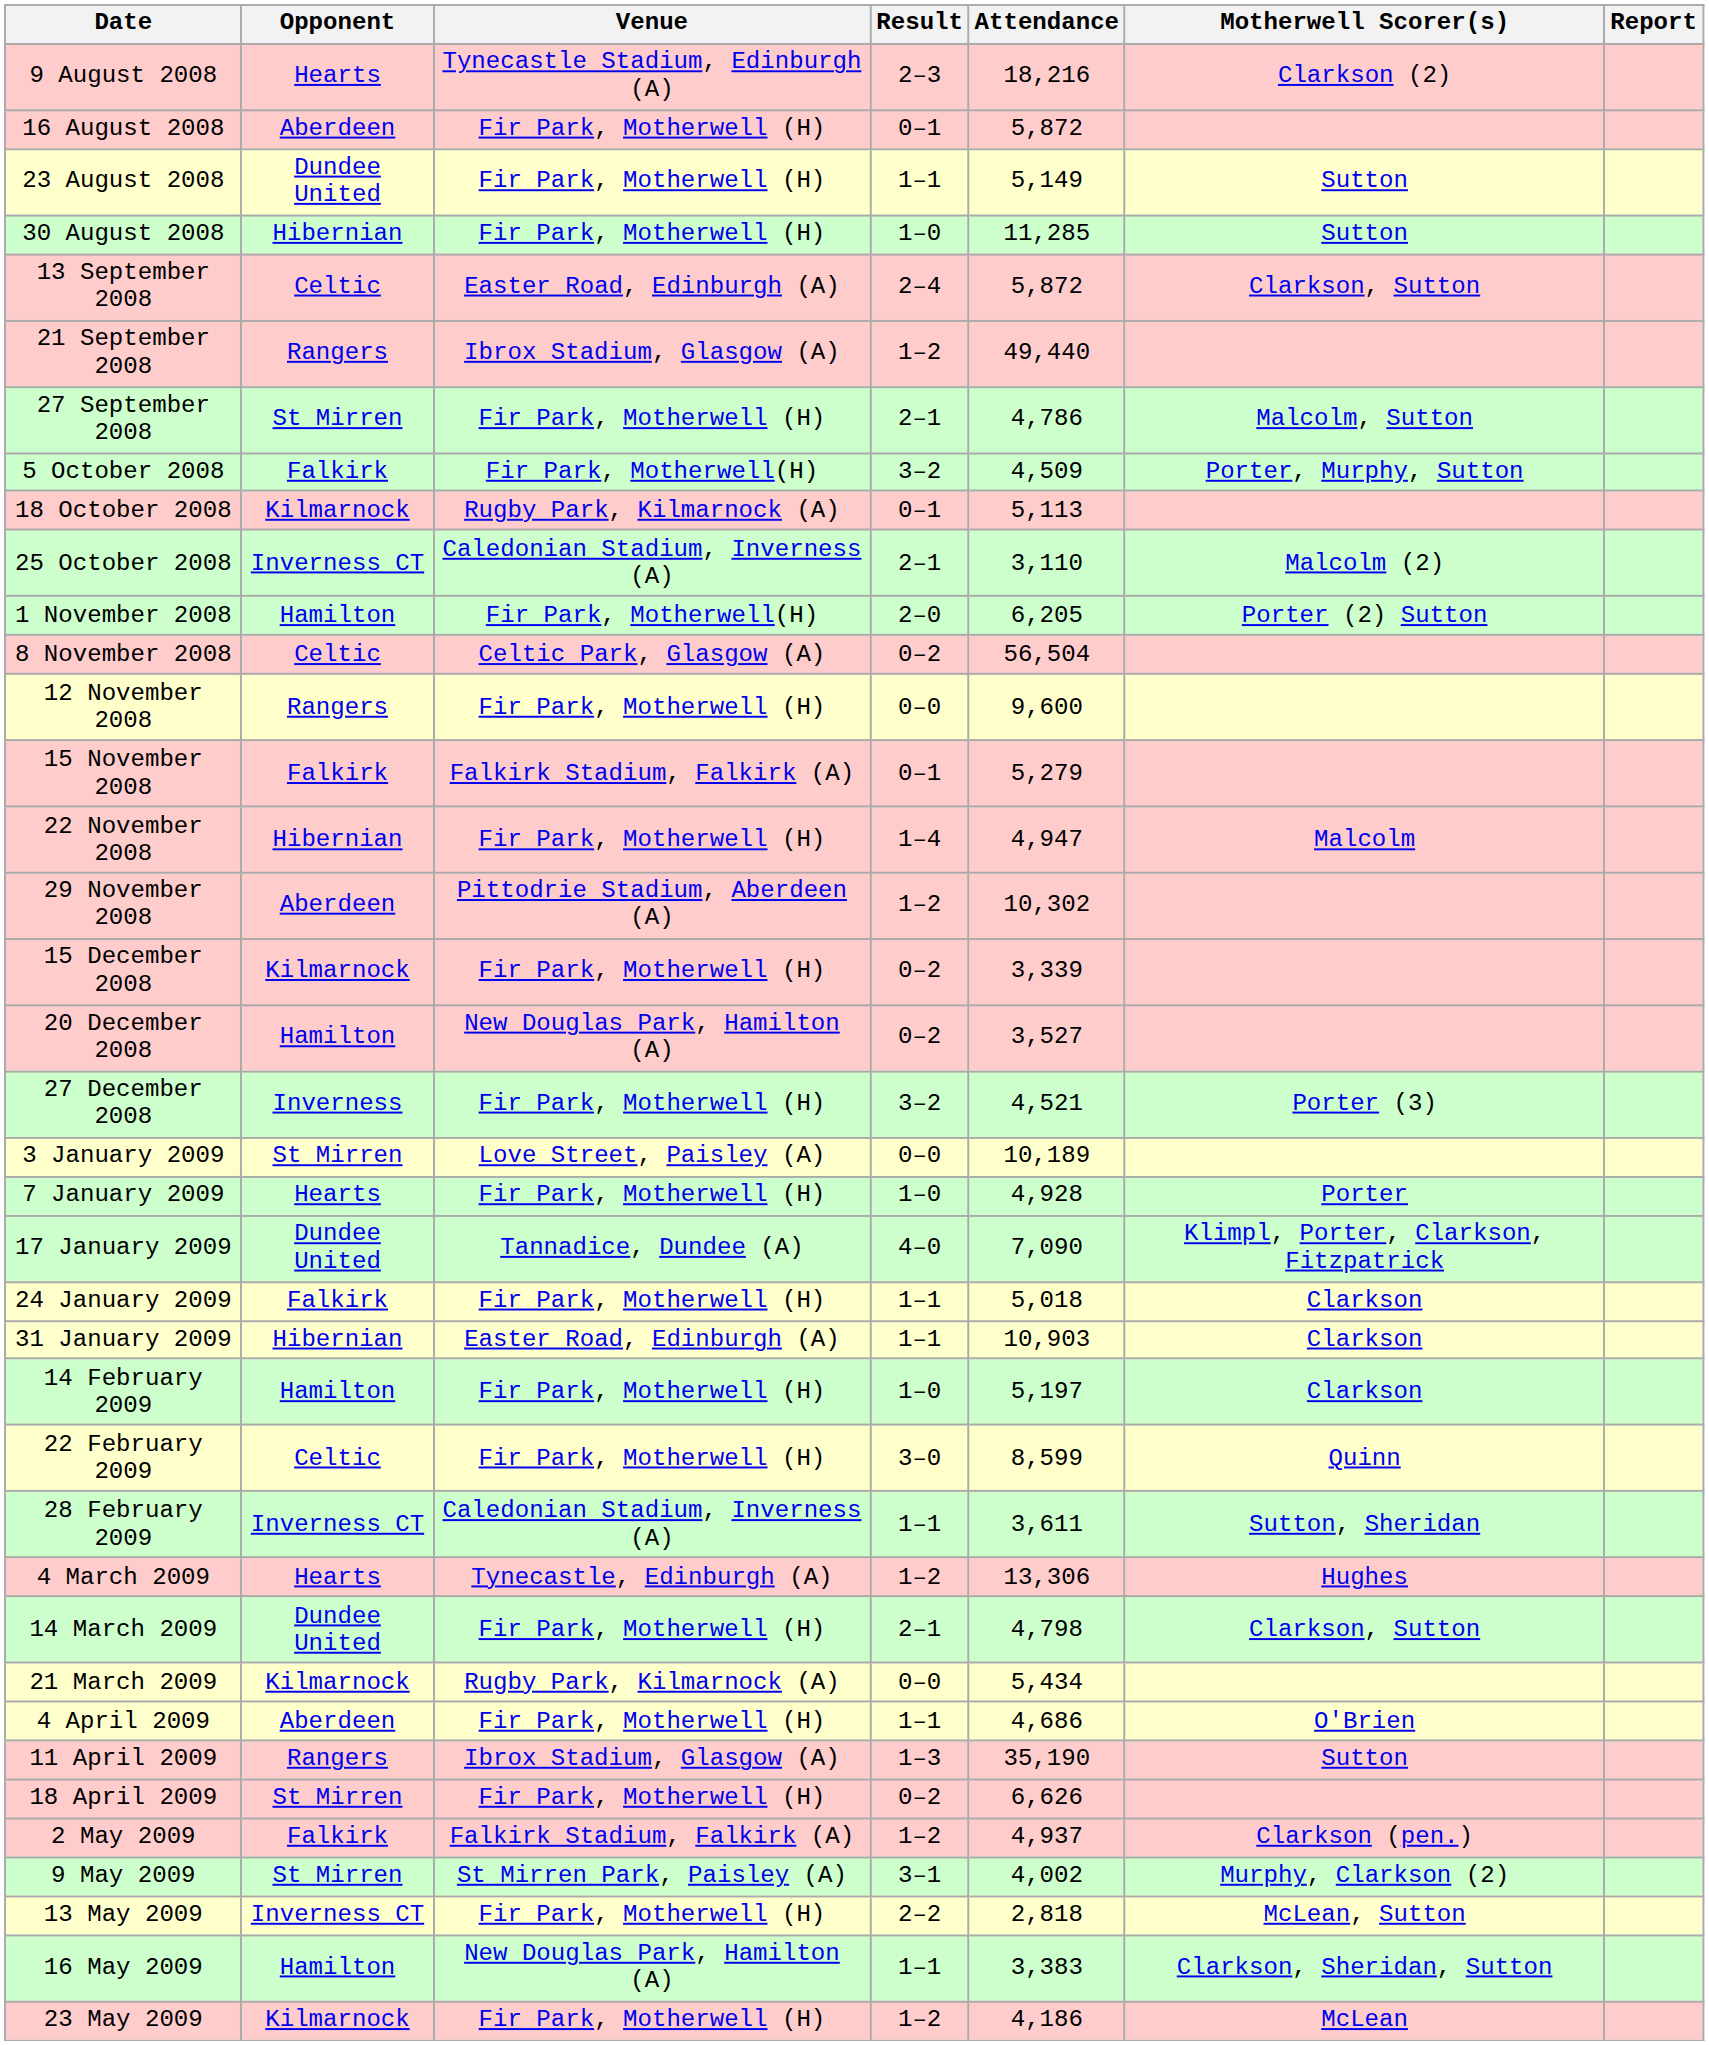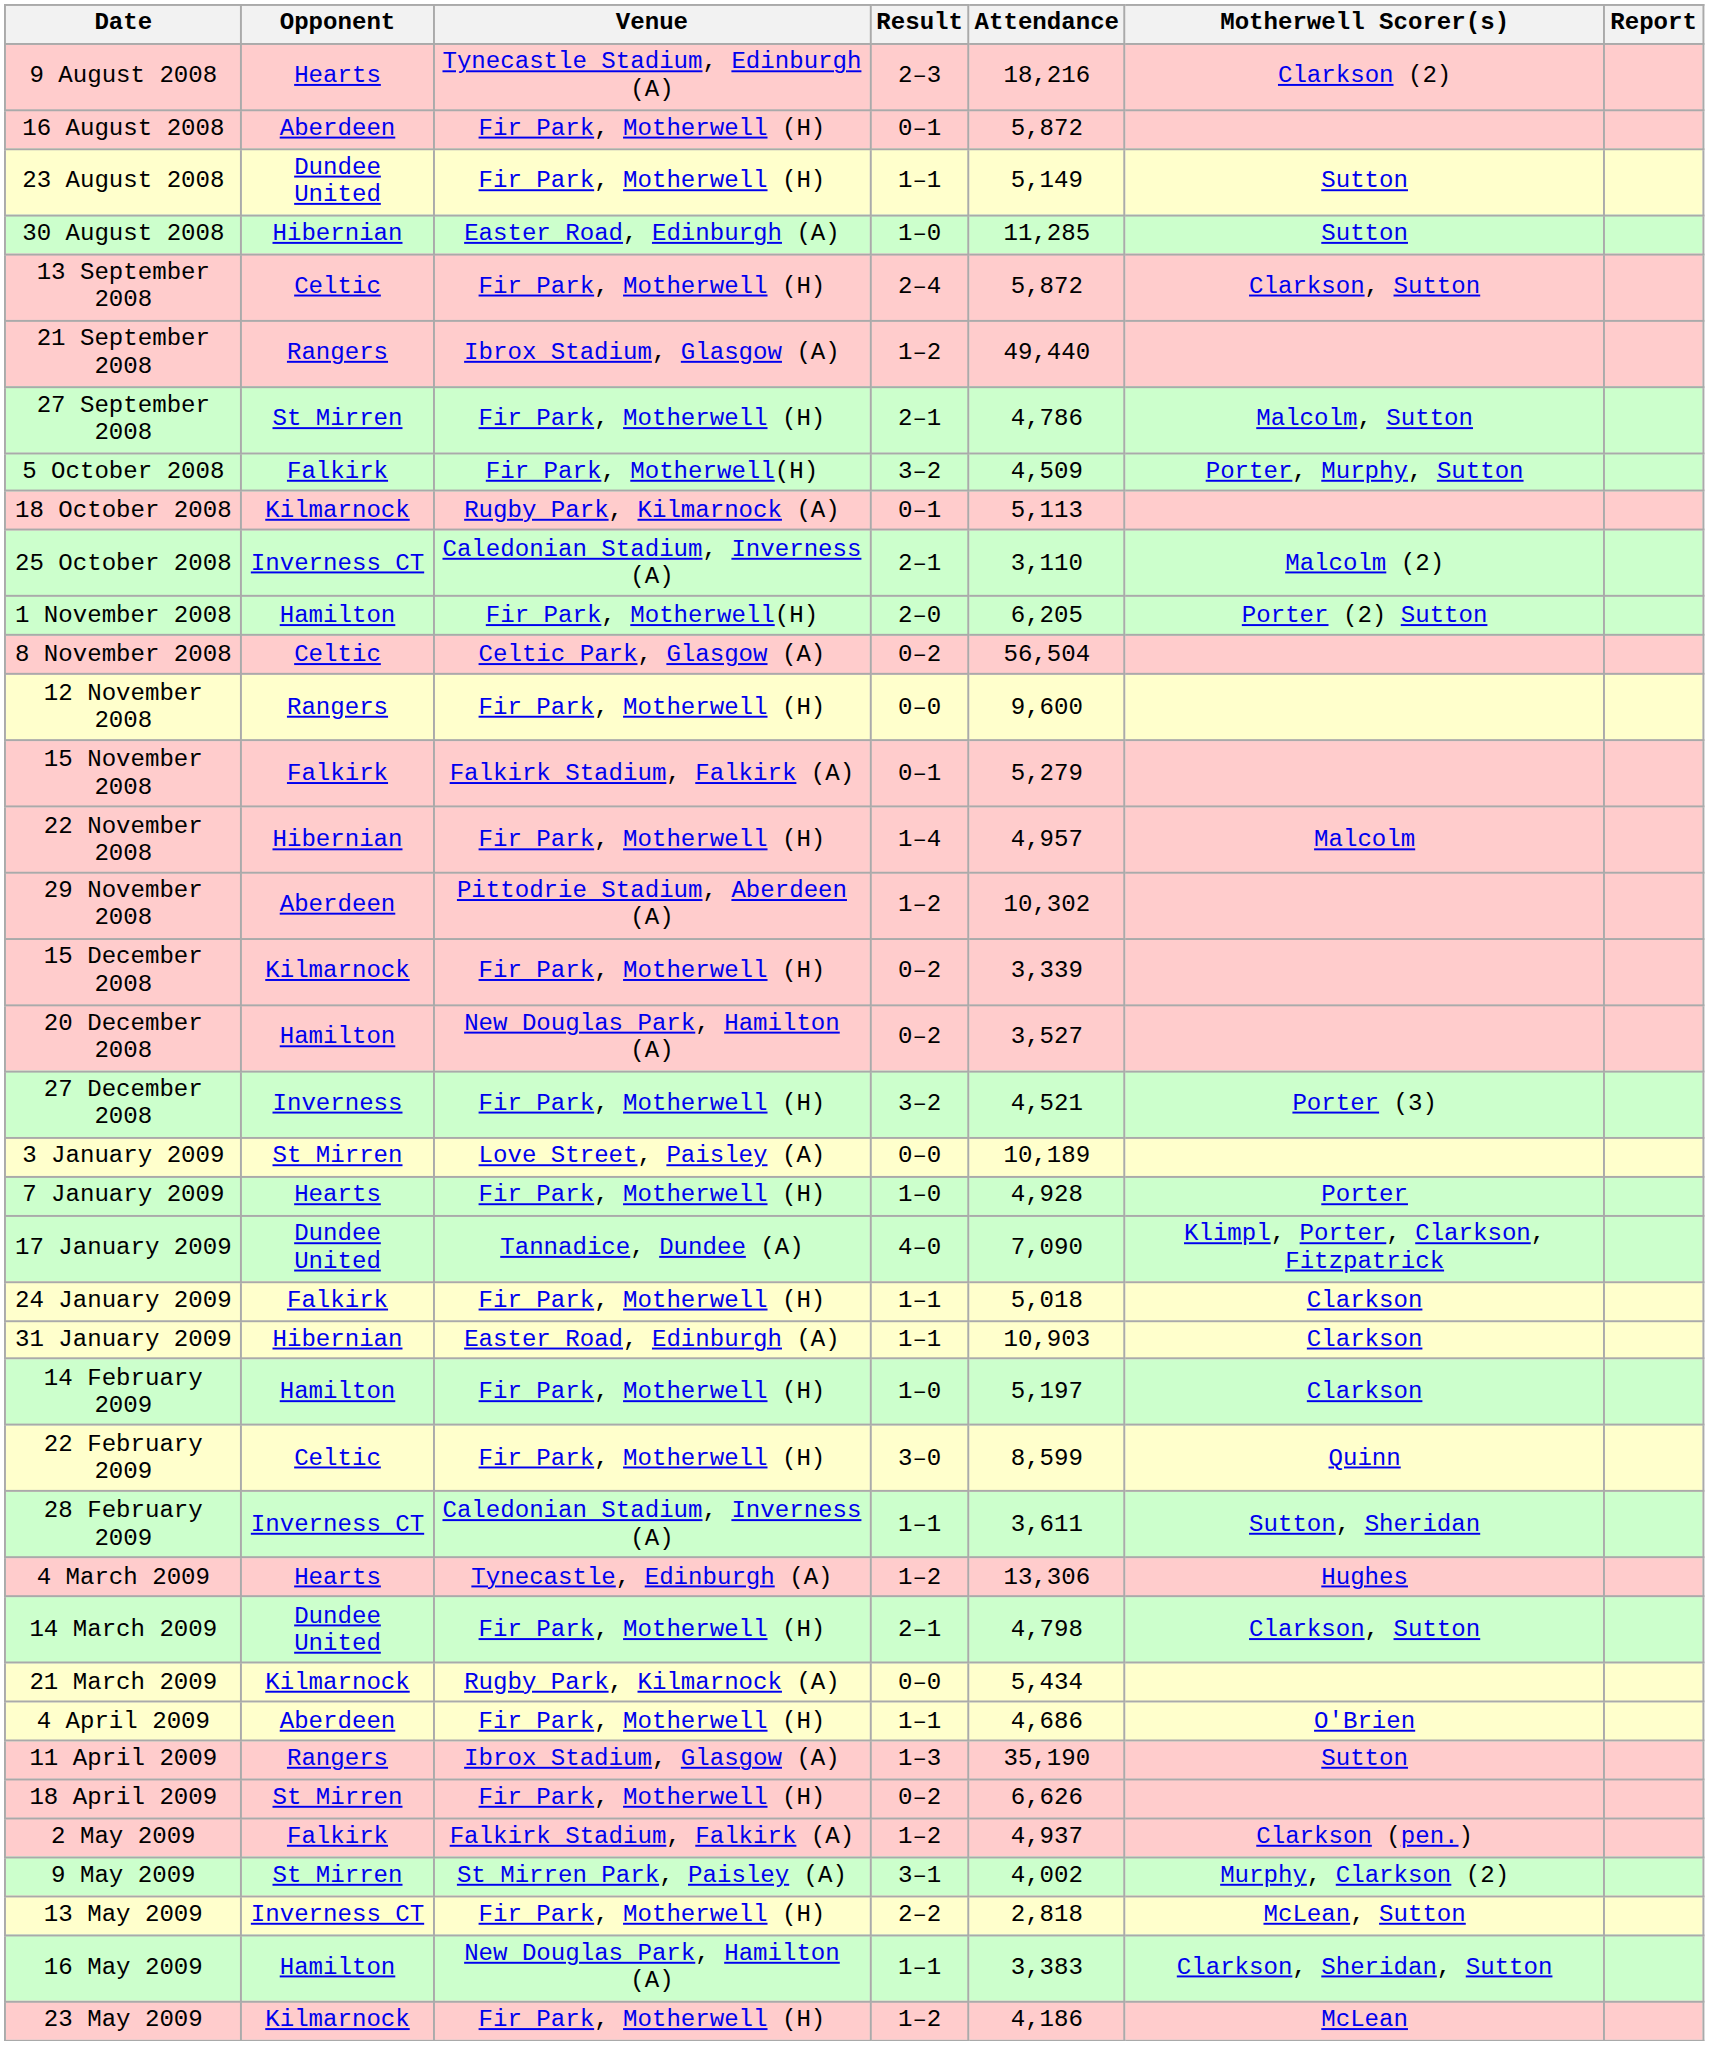(652, 235) Fir Park, Motherwell (H) -> (652, 235) Easter Road, Edinburgh (A)
(652, 287) Easter Road, Edinburgh (A) -> (652, 287) Fir Park, Motherwell (H)
(1047, 840) 4,947 -> (1047, 840) 4,957
